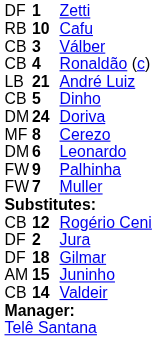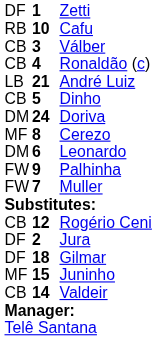(16, 275) AM -> (16, 275) MF
